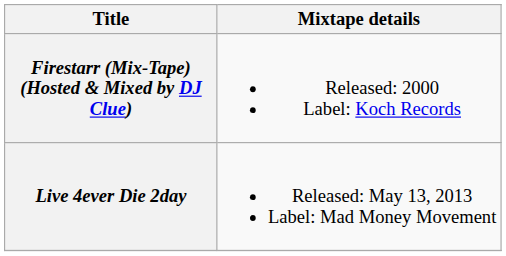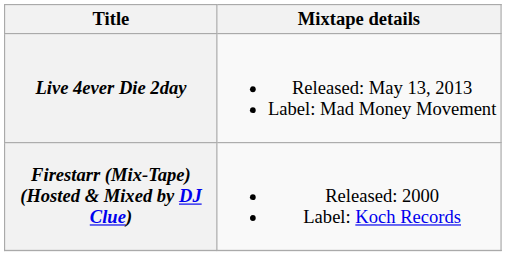rows swapped: (111, 88) <-> (111, 196)
